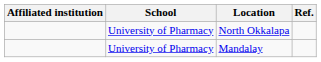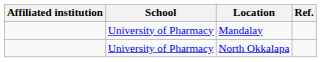rows swapped: (241, 48) <-> (254, 30)
